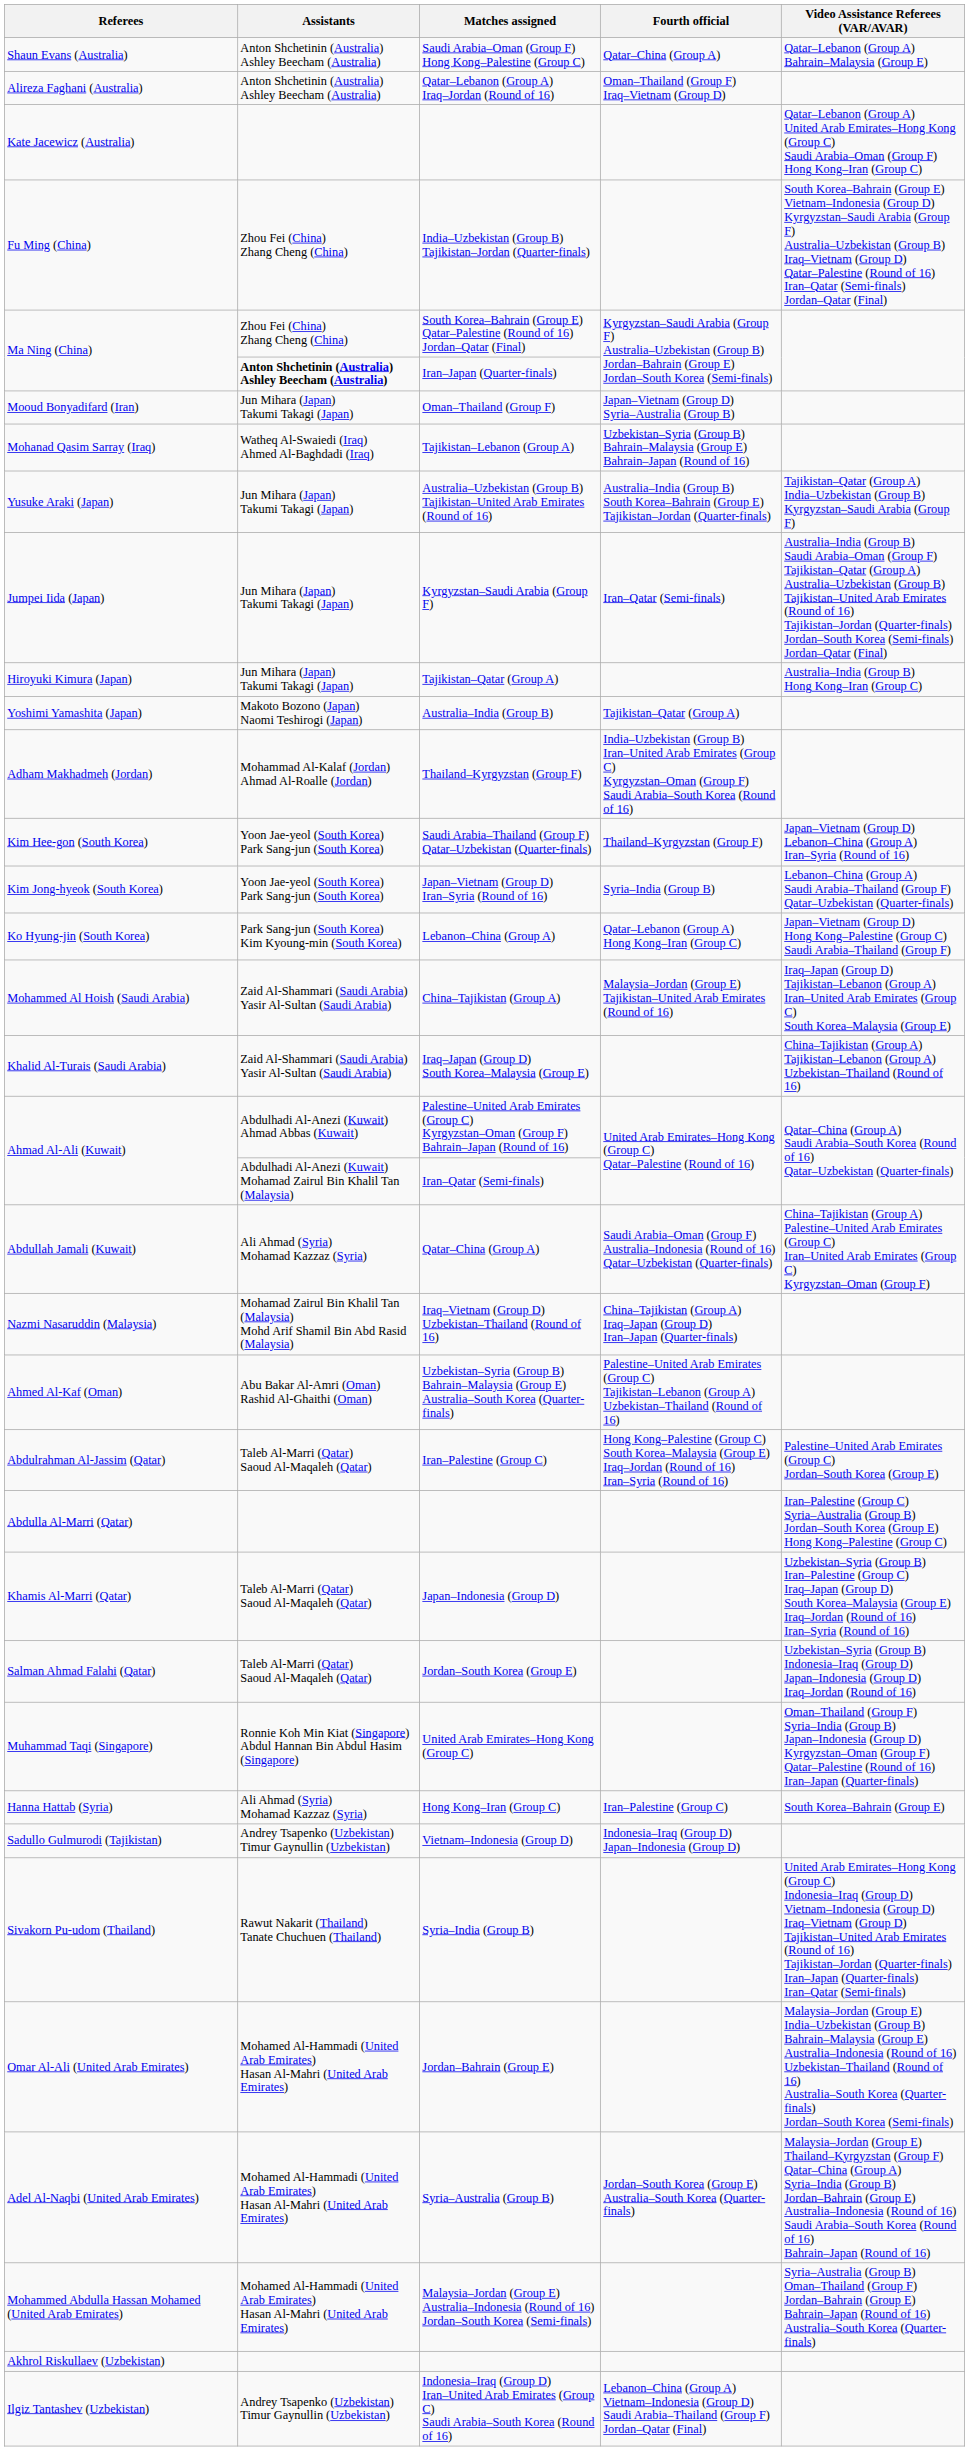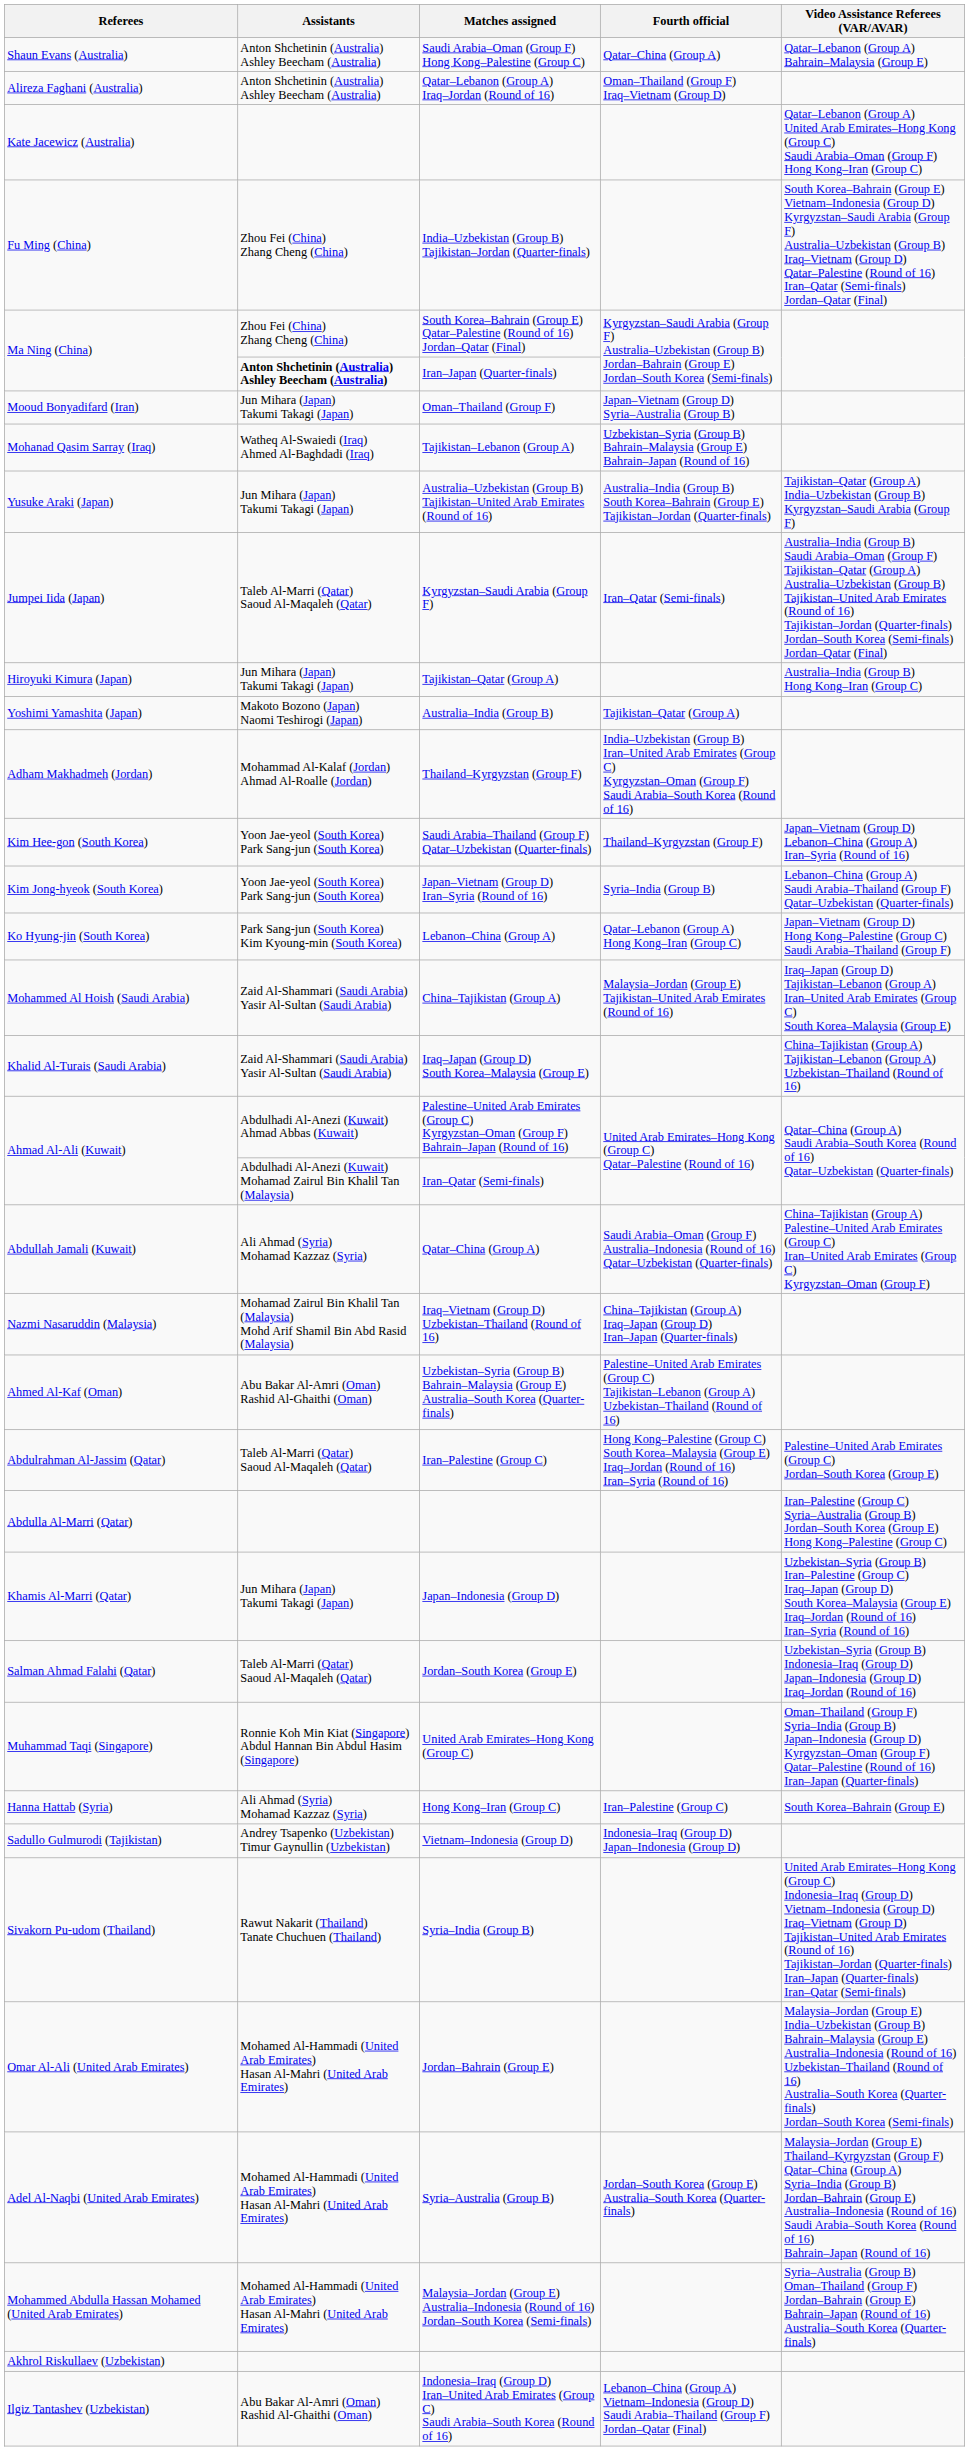(297, 597) Jun Mihara (Japan) Takumi Takagi (Japan) -> (306, 597) Taleb Al-Marri (Qatar) Saoud Al-Maqaleh (Qatar)
(306, 1596) Taleb Al-Marri (Qatar) Saoud Al-Maqaleh (Qatar) -> (297, 1596) Jun Mihara (Japan) Takumi Takagi (Japan)
(317, 2408) Andrey Tsapenko (Uzbekistan) Timur Gaynullin (Uzbekistan) -> (310, 2408) Abu Bakar Al-Amri (Oman) Rashid Al-Ghaithi (Oman)
